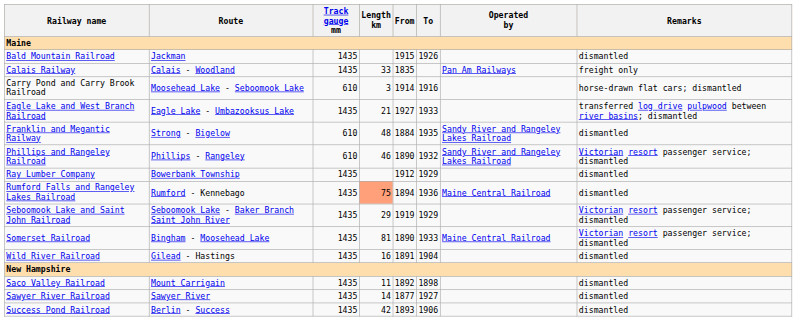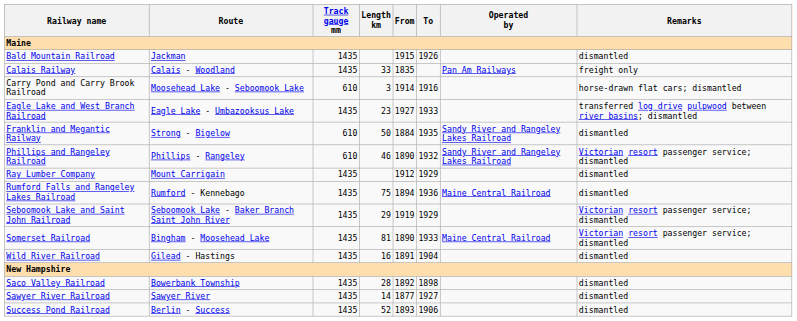(386, 111) 21 -> (386, 111) 23
(386, 134) 48 -> (386, 134) 50
(195, 174) Bowerbank Township -> (188, 174) Mount Carrigain
(386, 193) lightsalmon background -> (386, 193) no background
(188, 283) Mount Carrigain -> (195, 283) Bowerbank Township
(386, 283) 11 -> (386, 283) 28
(386, 310) 42 -> (386, 310) 52
